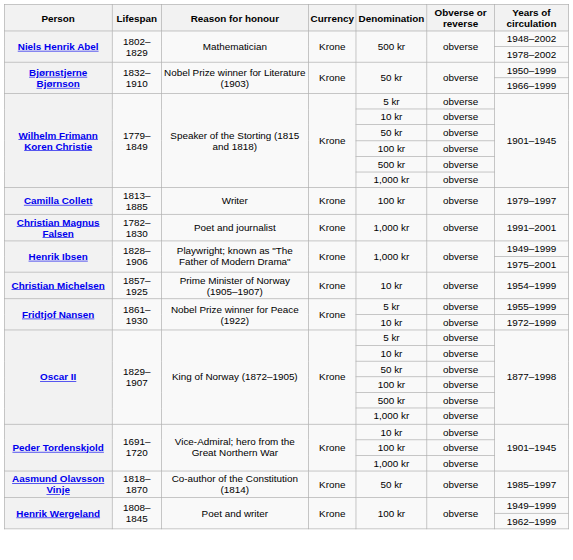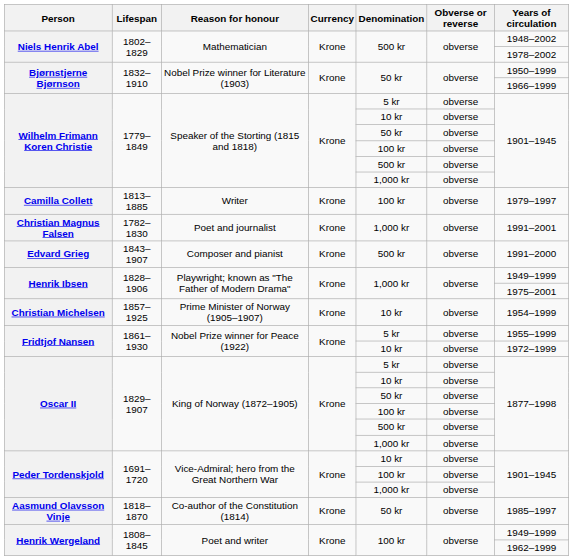+ row: (58, 254)
